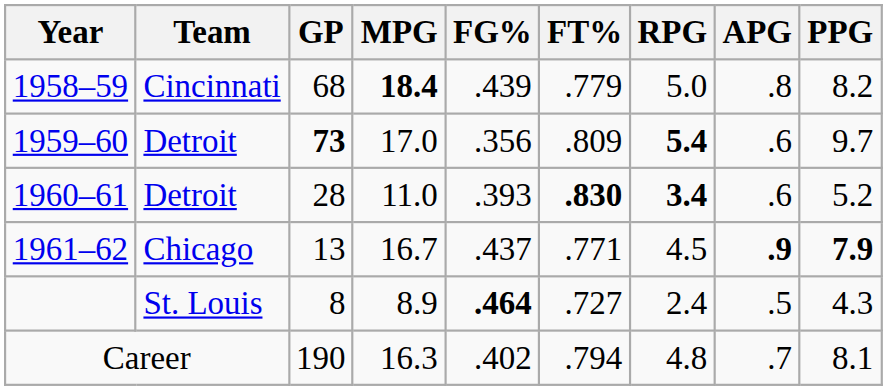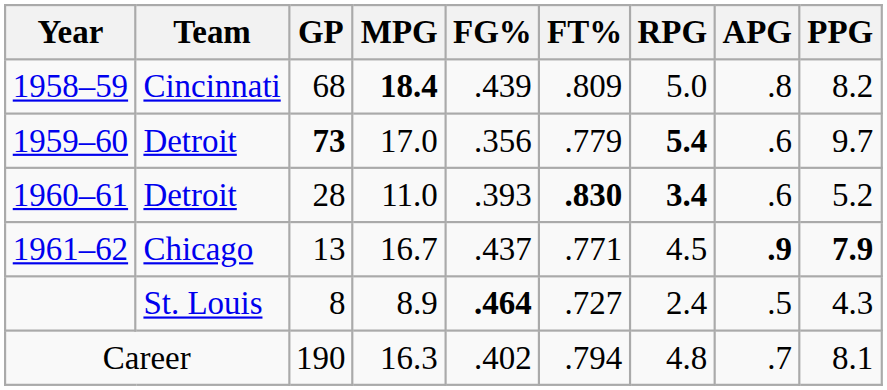(593, 86) .779 -> (593, 86) .809
(593, 140) .809 -> (593, 140) .779
